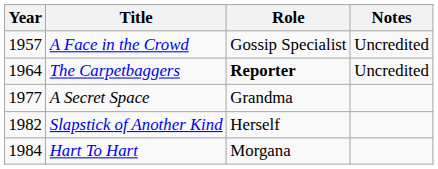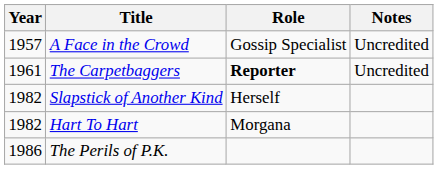(25, 71) 1964 -> (25, 71) 1961
- row: (100, 97)
(25, 151) 1984 -> (25, 124) 1982
+ row: (109, 151)
